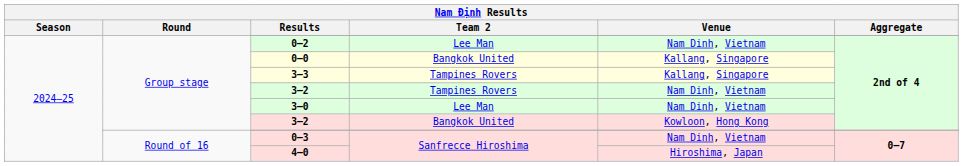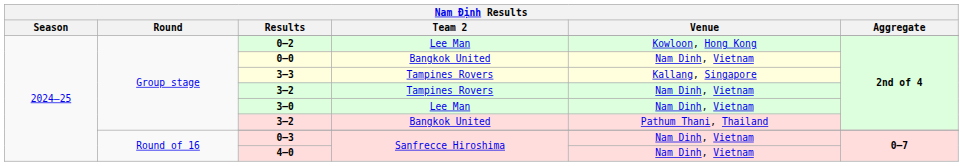(716, 44) Nam Dinh, Vietnam -> (705, 44) Kowloon, Hong Kong
(716, 59) Kallang, Singapore -> (705, 59) Nam Dinh, Vietnam
(716, 122) Kowloon, Hong Kong -> (705, 122) Pathum Thani, Thailand
(716, 153) Hiroshima, Japan -> (705, 153) Nam Dinh, Vietnam
